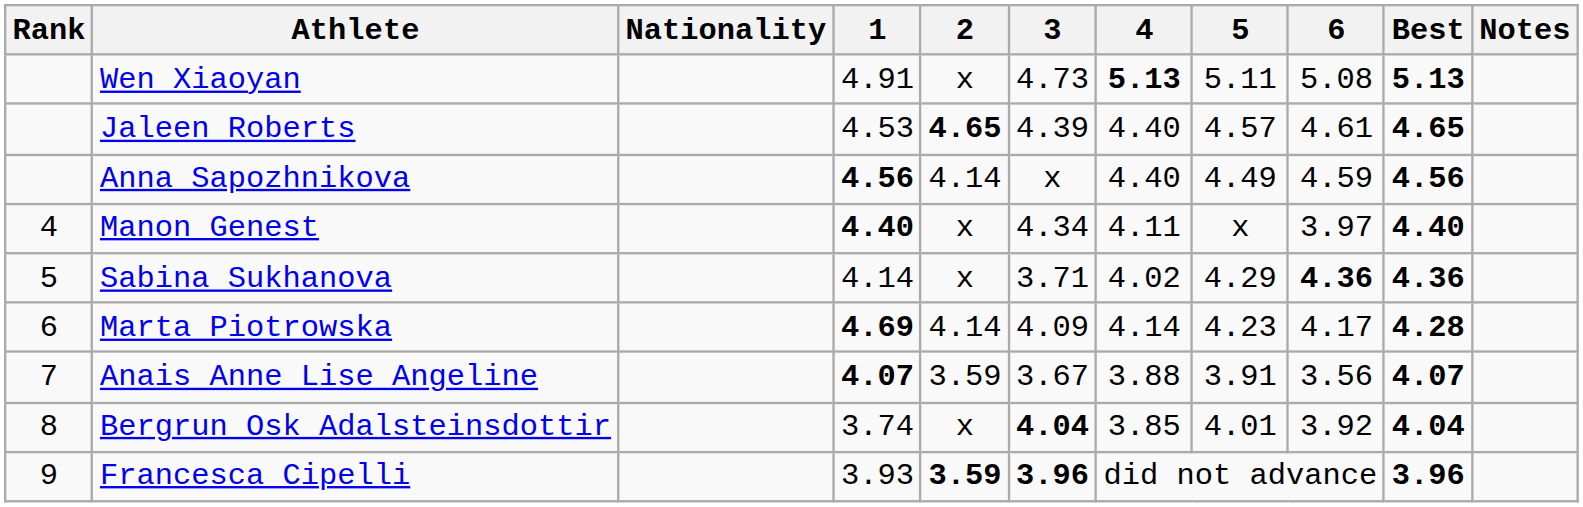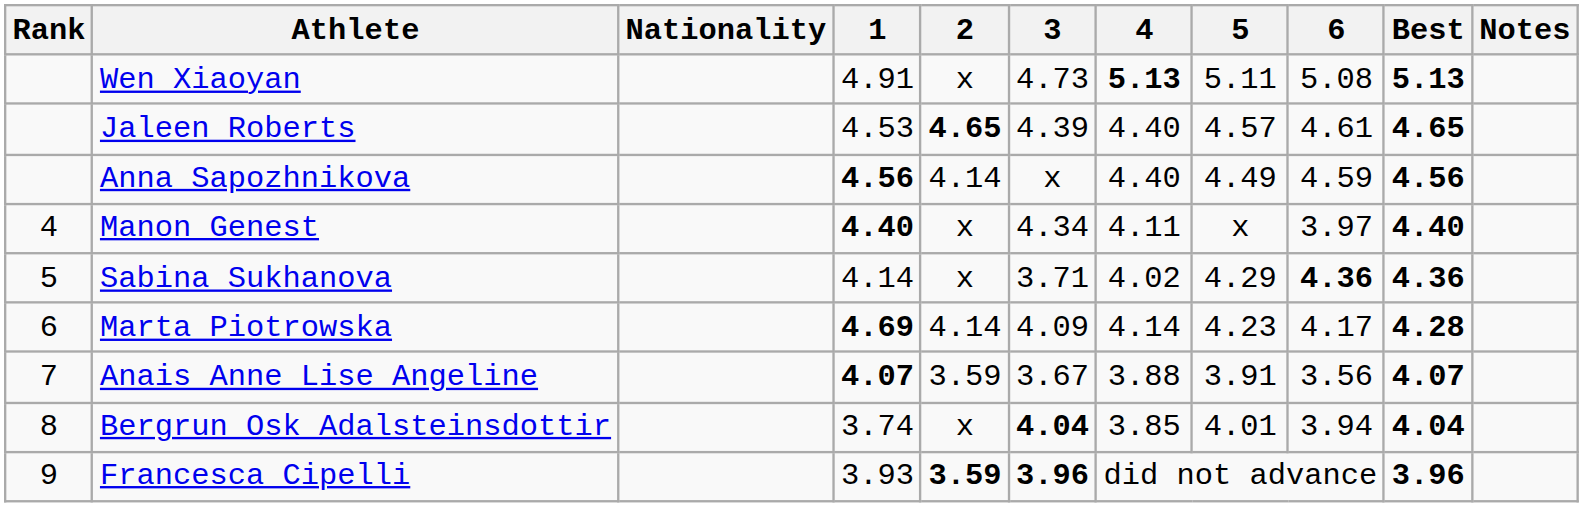(1336, 427) 3.92 -> (1336, 427) 3.94
